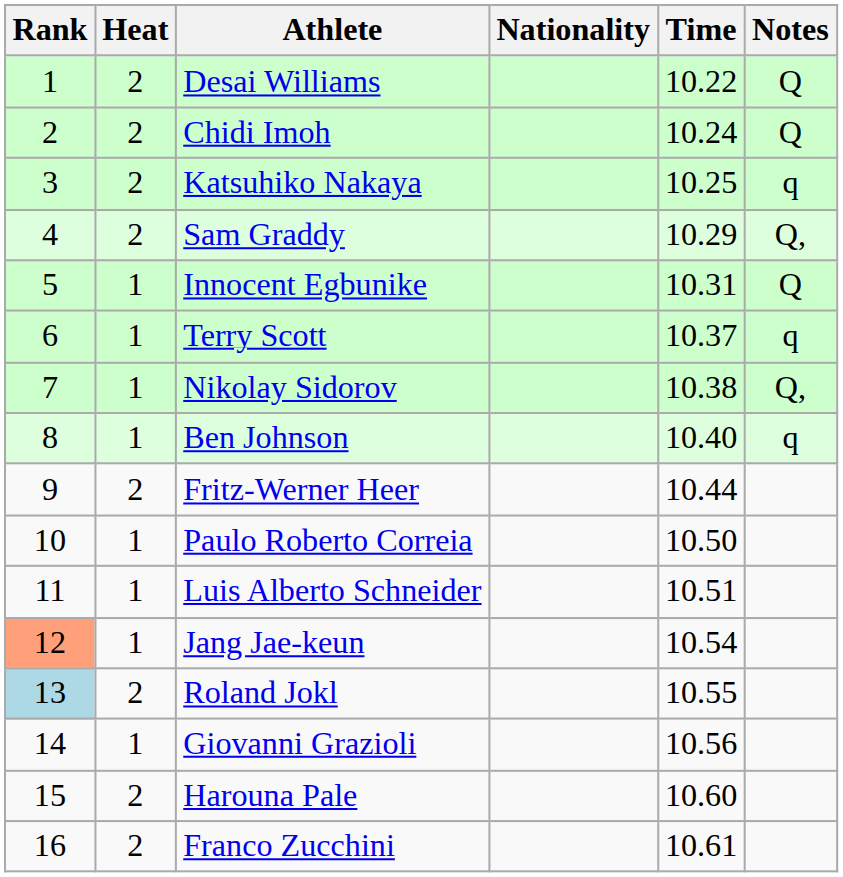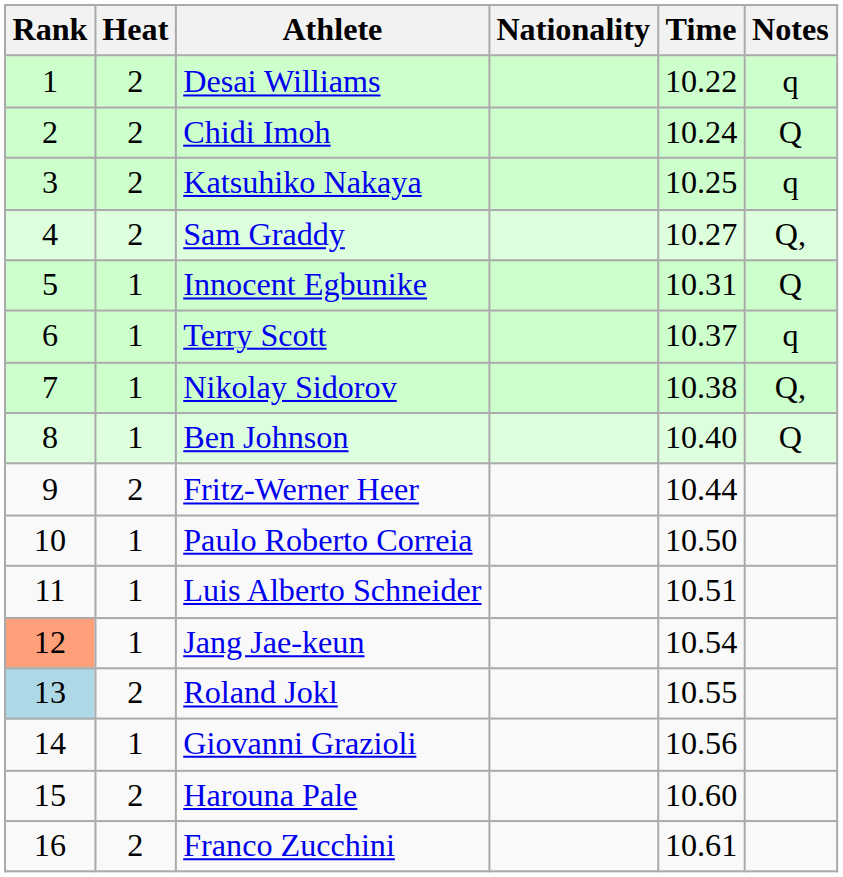(790, 81) Q -> (790, 81) q
(701, 234) 10.29 -> (701, 234) 10.27
(790, 438) q -> (790, 438) Q
